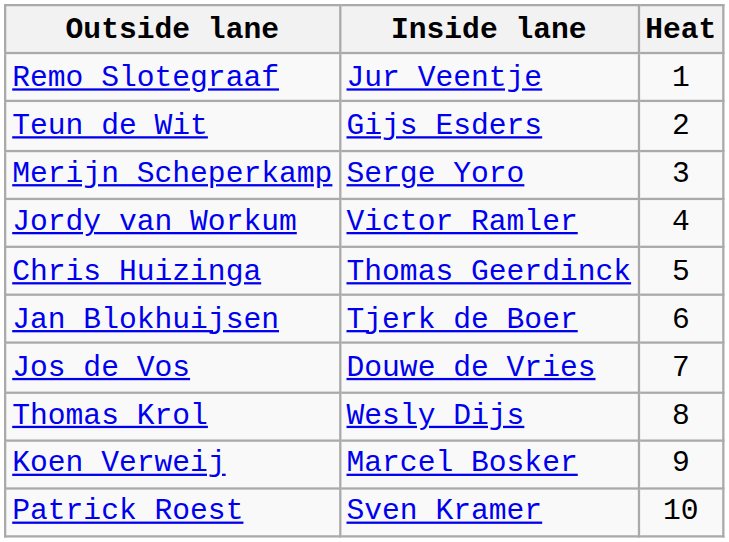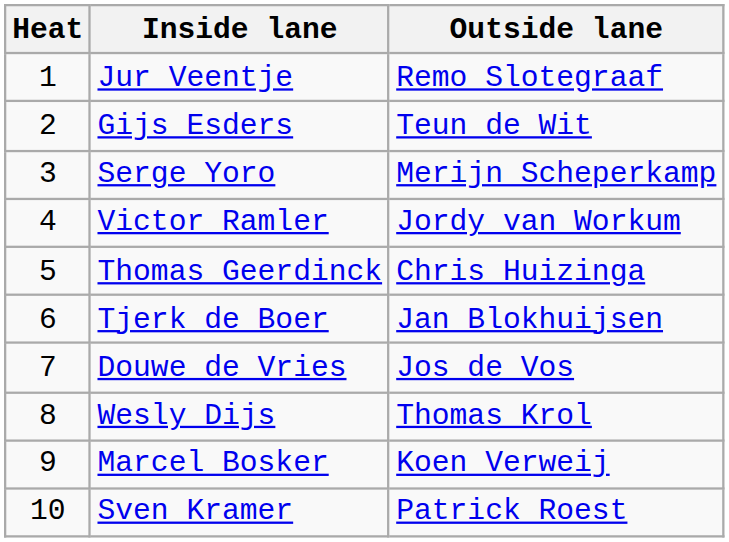columns swapped: (681, 29) <-> (172, 29)
